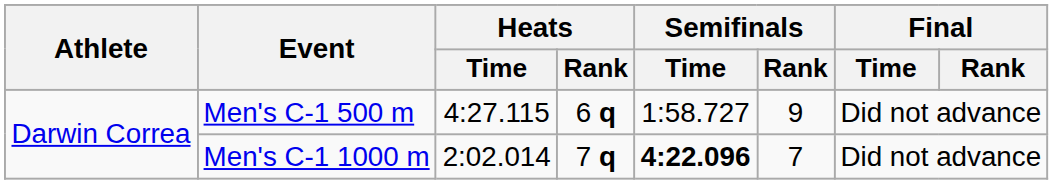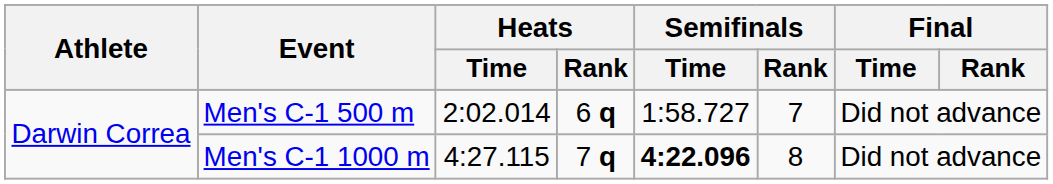(497, 113) 4:27.115 -> (497, 113) 2:02.014
(795, 113) 9 -> (795, 113) 7
(497, 157) 2:02.014 -> (497, 157) 4:27.115
(795, 157) 7 -> (795, 157) 8
